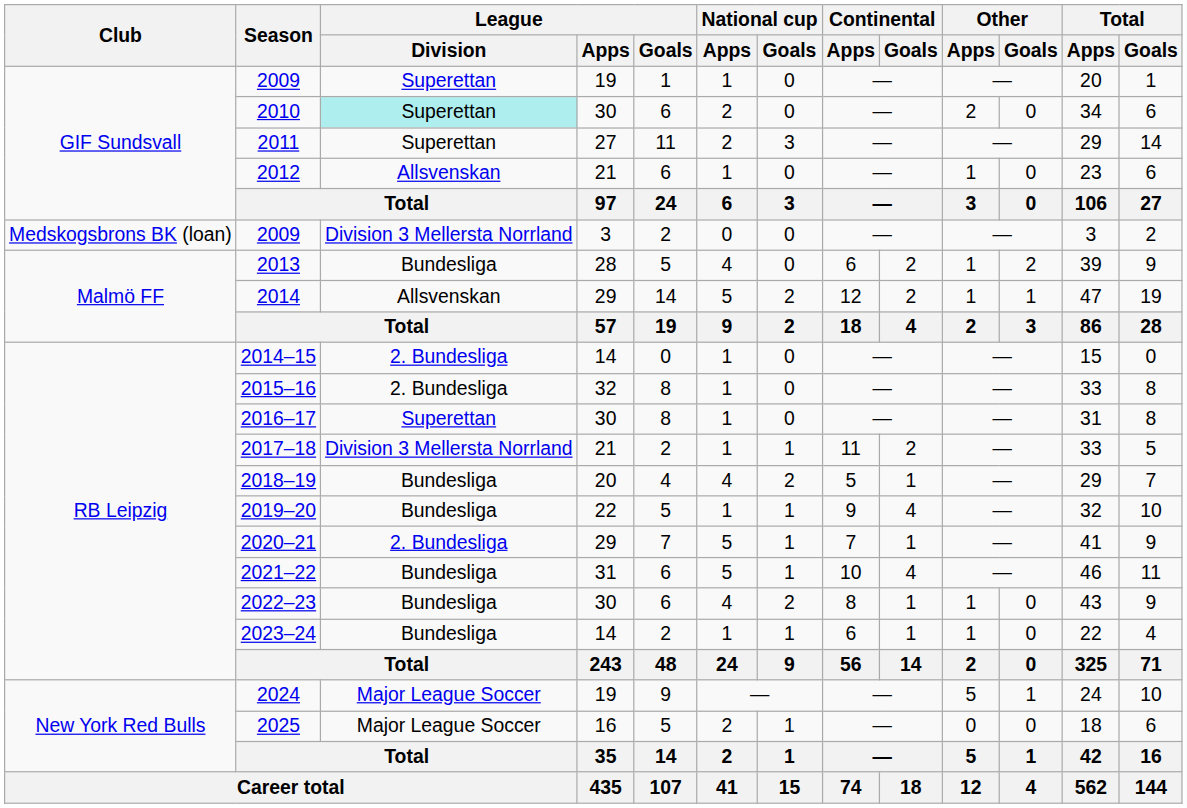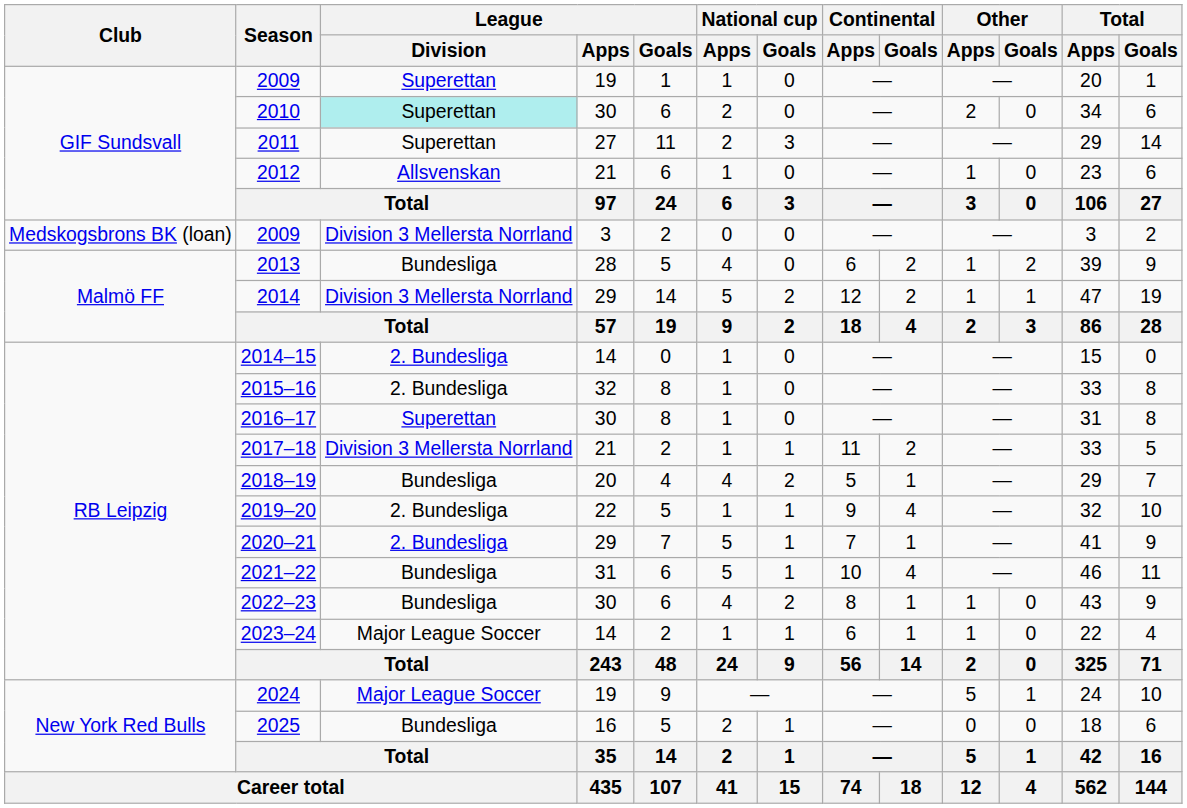(449, 296) Allsvenskan -> (449, 296) Division 3 Mellersta Norrland
(449, 511) Bundesliga -> (449, 511) 2. Bundesliga
(449, 633) Bundesliga -> (449, 633) Major League Soccer
(449, 726) Major League Soccer -> (449, 726) Bundesliga
